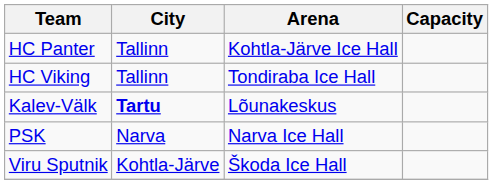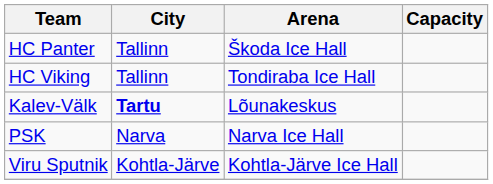(313, 48) Kohtla-Järve Ice Hall -> (287, 48) Škoda Ice Hall
(287, 164) Škoda Ice Hall -> (313, 164) Kohtla-Järve Ice Hall
